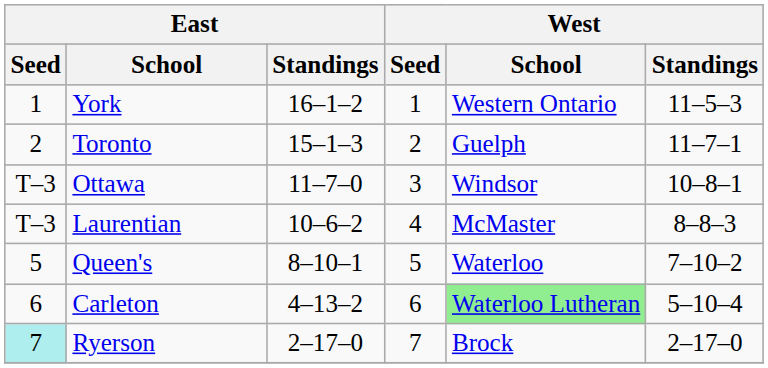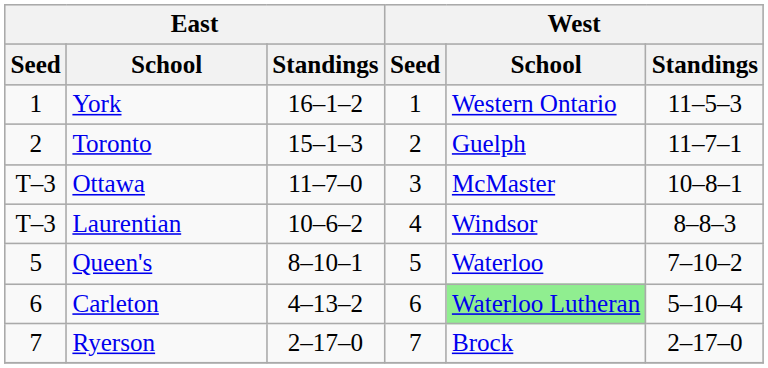(495, 183) Windsor -> (504, 183) McMaster
(504, 223) McMaster -> (495, 223) Windsor
(36, 343) paleturquoise background -> (36, 343) no background
